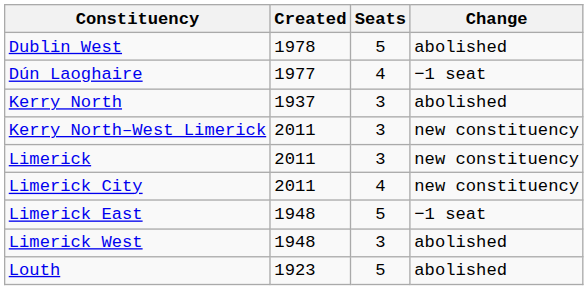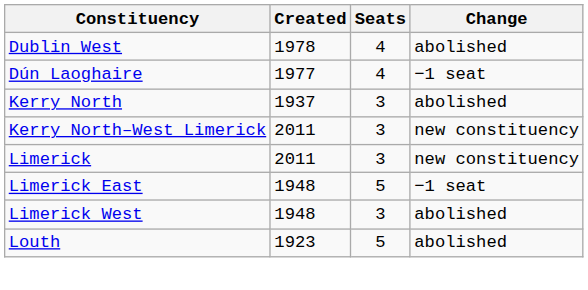(380, 47) 5 -> (380, 47) 4
- row: (76, 186)
